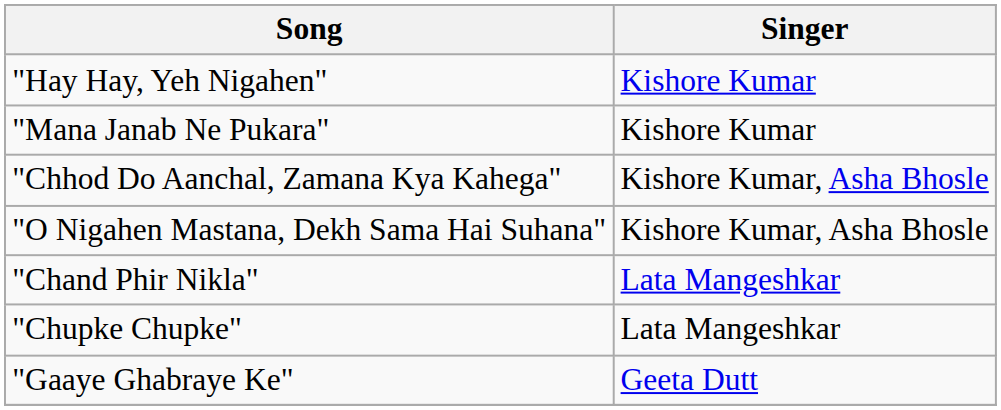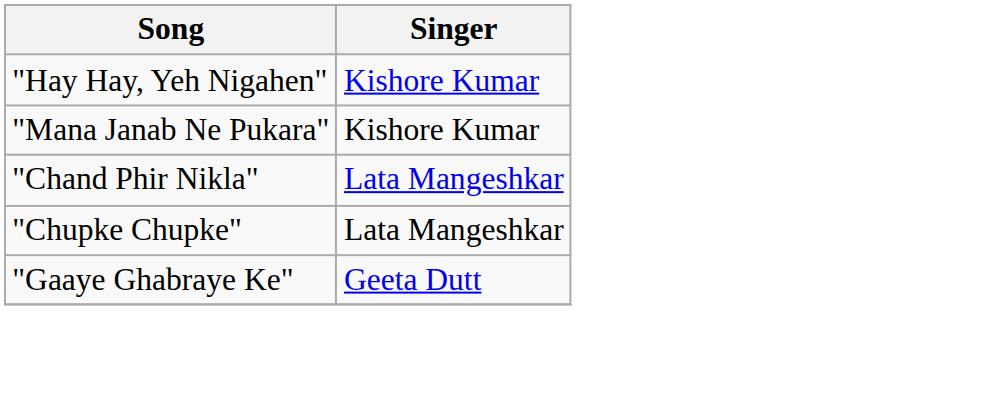- row: (287, 179)
- row: (309, 229)
